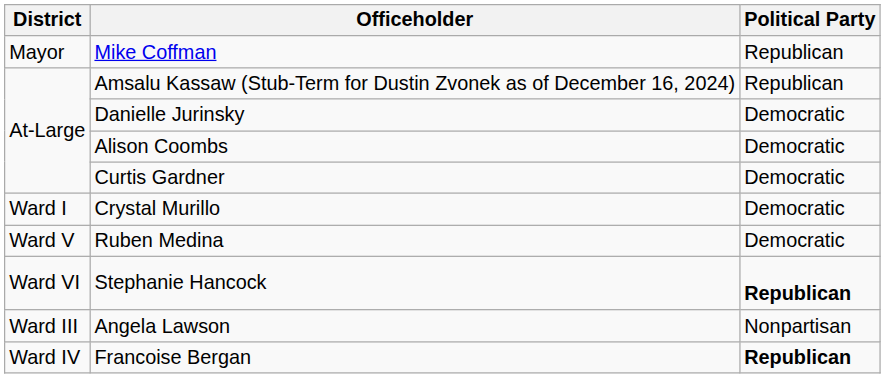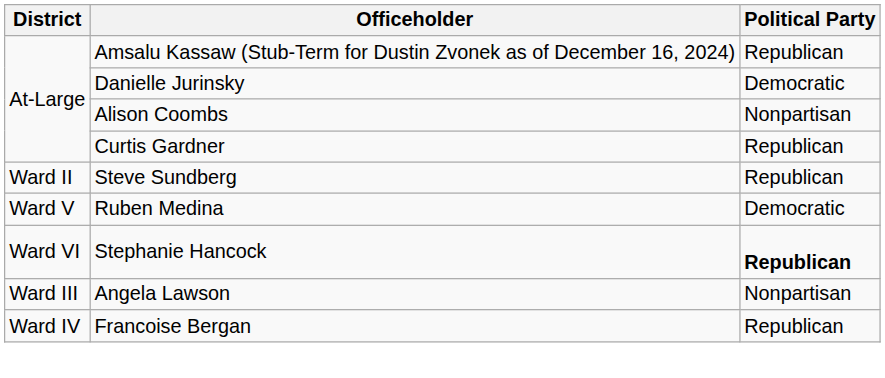- row: (155, 51)
(794, 146) Democratic -> (798, 114) Nonpartisan
(794, 177) Democratic -> (794, 146) Republican
- row: (157, 209)
+ row: (166, 177)
(798, 357) bold -> (794, 325) normal
